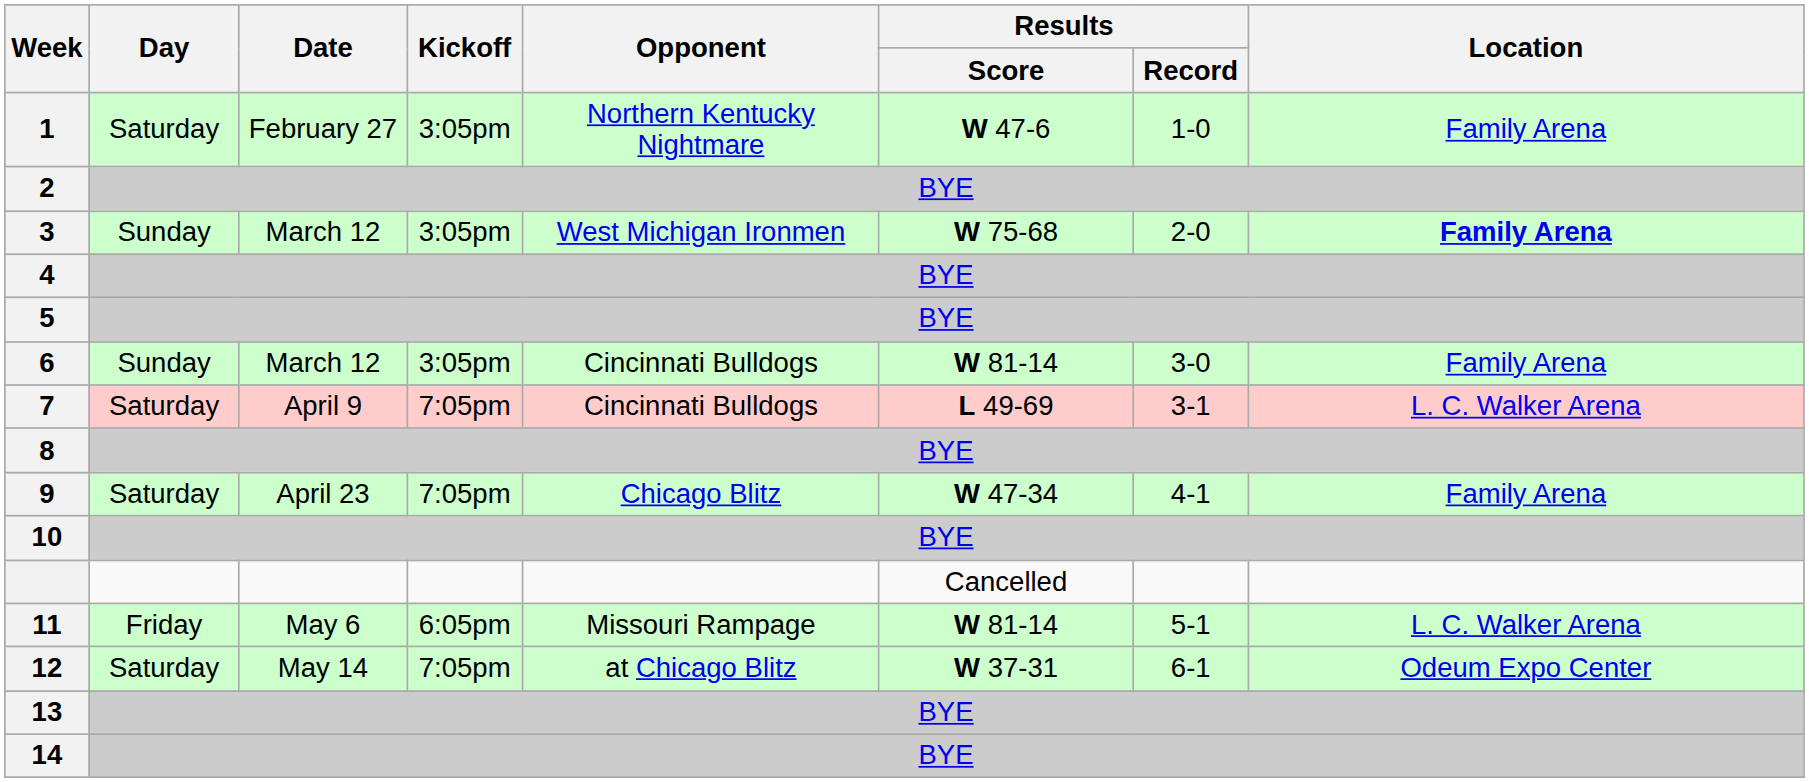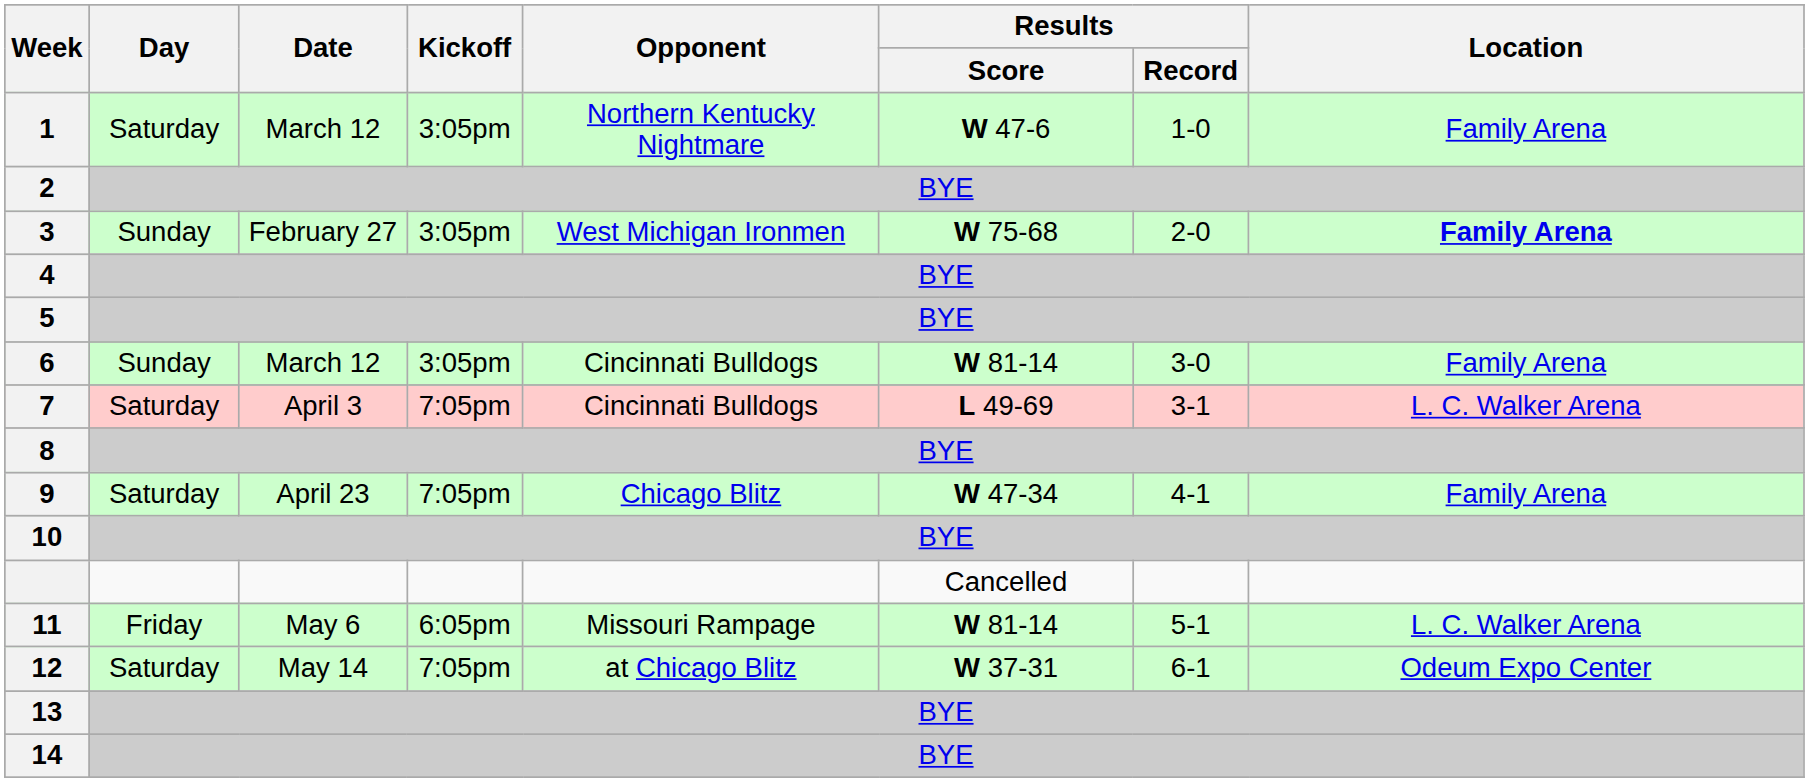(323, 129) February 27 -> (323, 129) March 12
(323, 231) March 12 -> (323, 231) February 27
(323, 406) April 9 -> (323, 406) April 3
